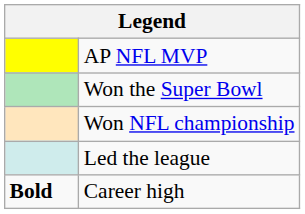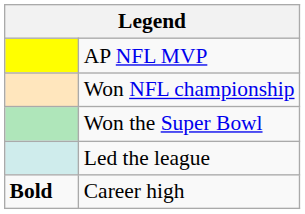rows swapped: (189, 123) <-> (173, 89)
